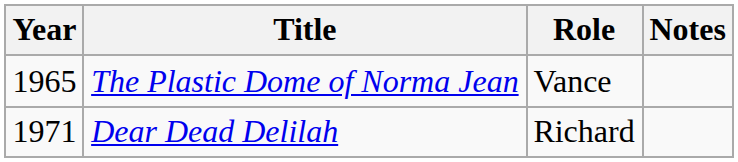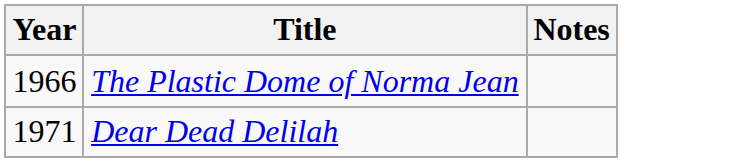- column: (584, 29)
(44, 80) 1965 -> (44, 80) 1966
